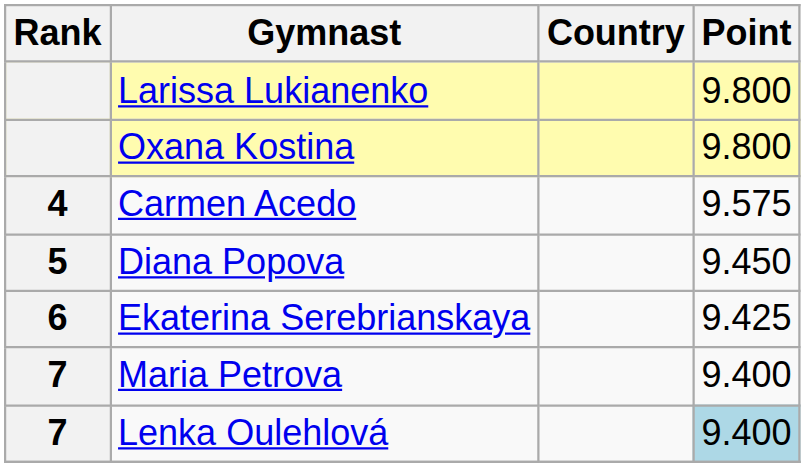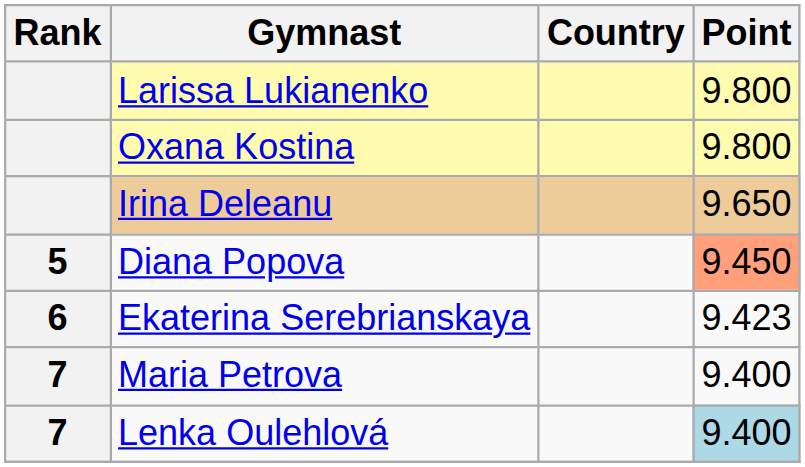+ row: (225, 204)
- row: (237, 204)
(747, 261) no background -> (747, 261) lightsalmon background
(747, 318) 9.425 -> (747, 318) 9.423
